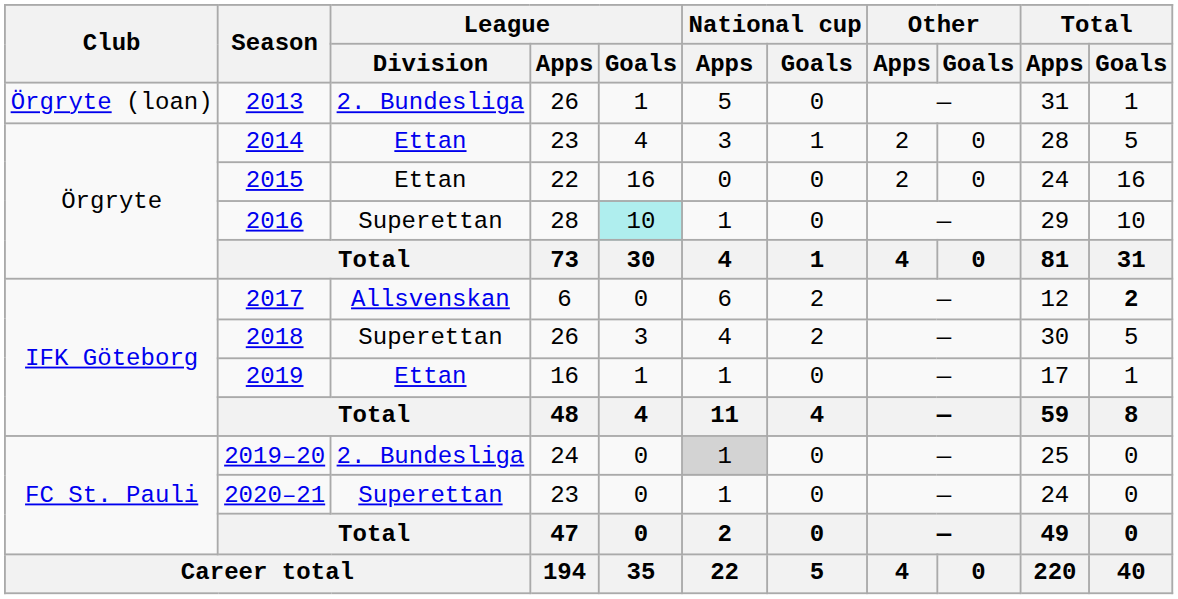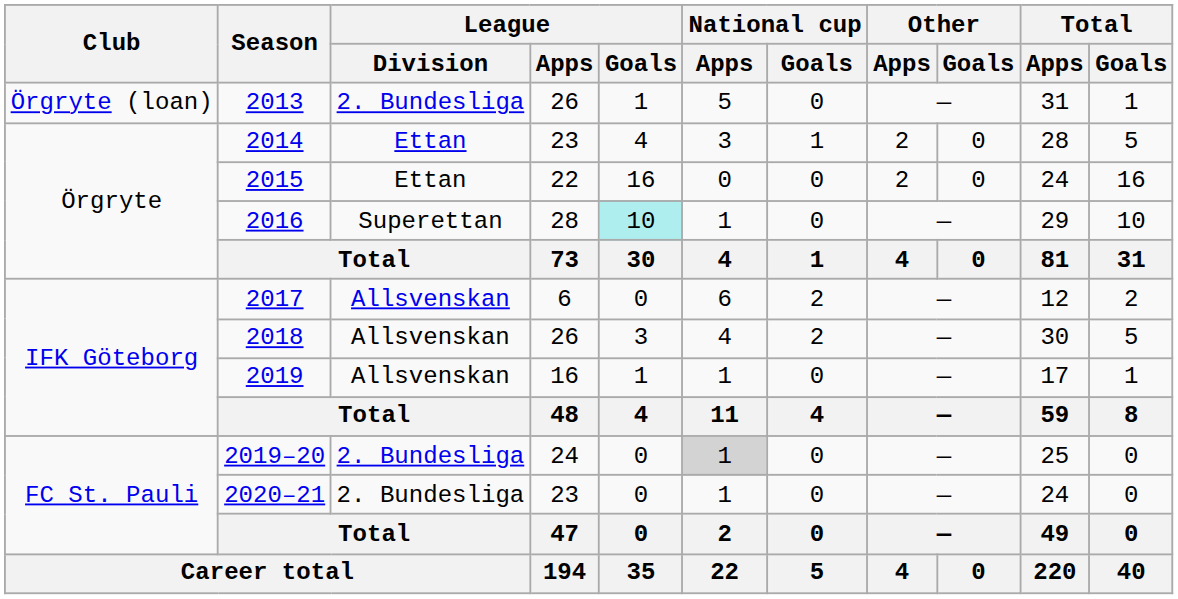(1131, 299) bold -> (1131, 299) normal
(430, 338) Superettan -> (430, 338) Allsvenskan
(430, 377) Ettan -> (430, 377) Allsvenskan
(430, 495) Superettan -> (430, 495) 2. Bundesliga
